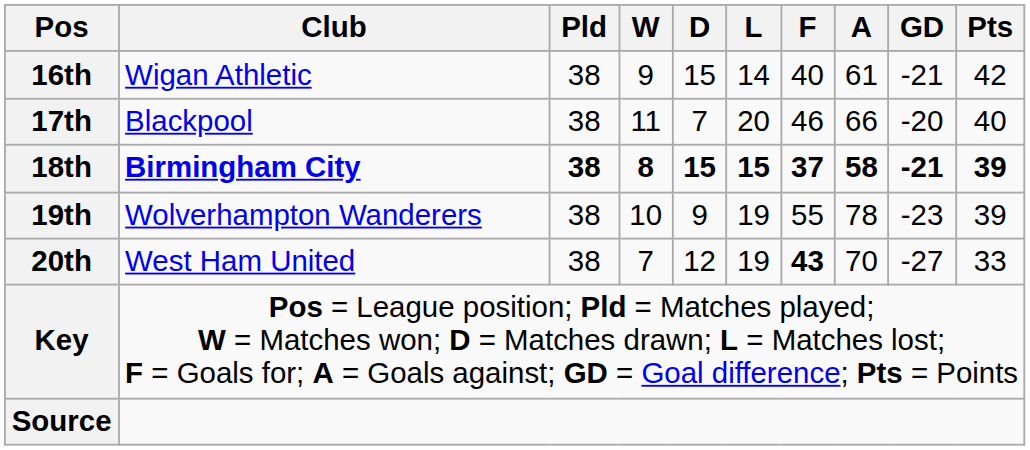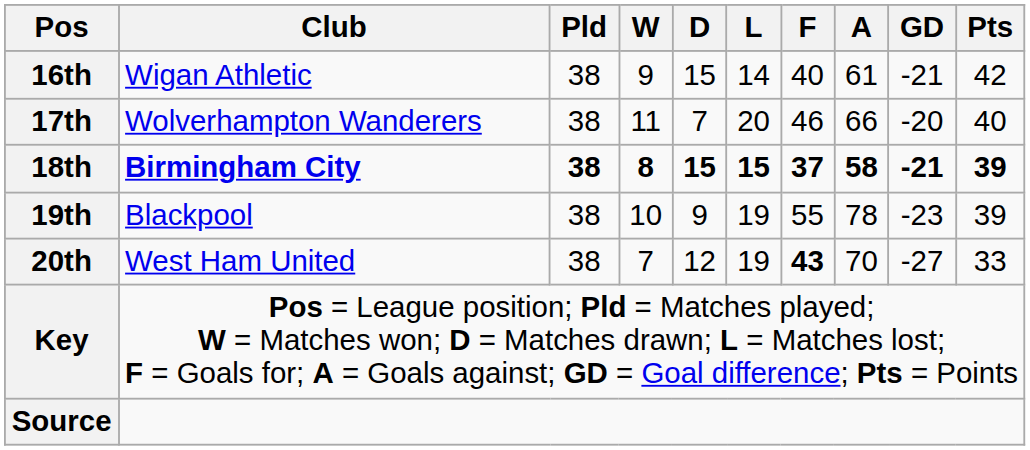(189, 121) Blackpool -> (303, 121) Wolverhampton Wanderers
(303, 214) Wolverhampton Wanderers -> (189, 214) Blackpool
